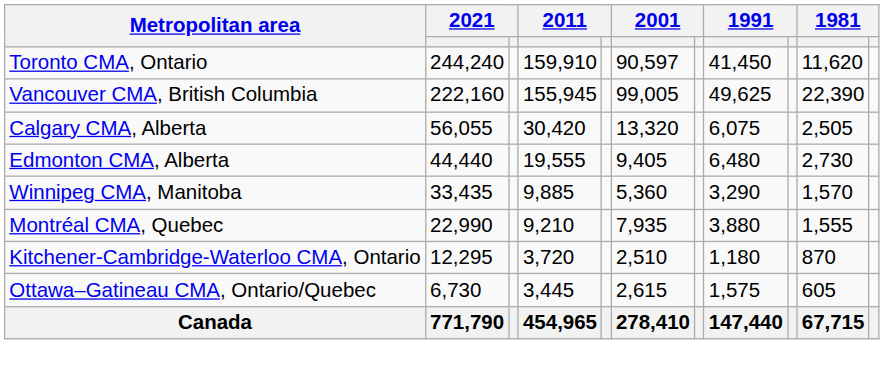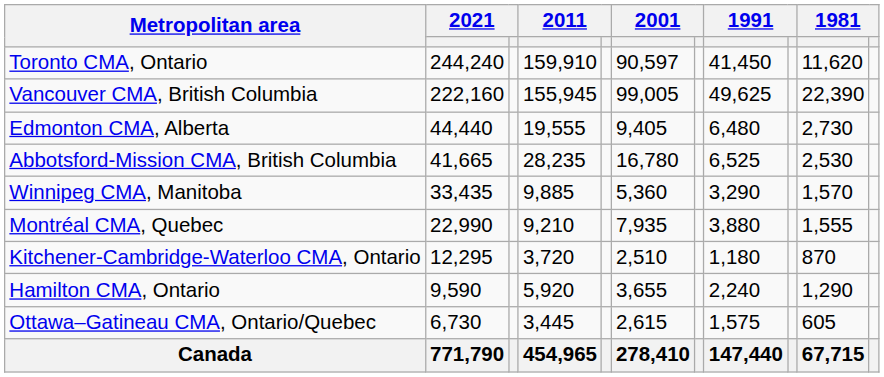- row: (108, 127)
+ row: (203, 160)
+ row: (115, 290)
